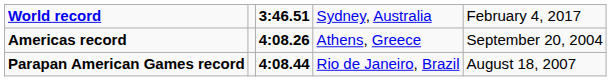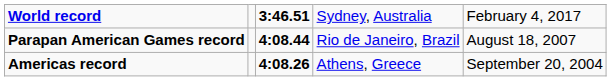rows swapped: (126, 64) <-> (67, 40)
